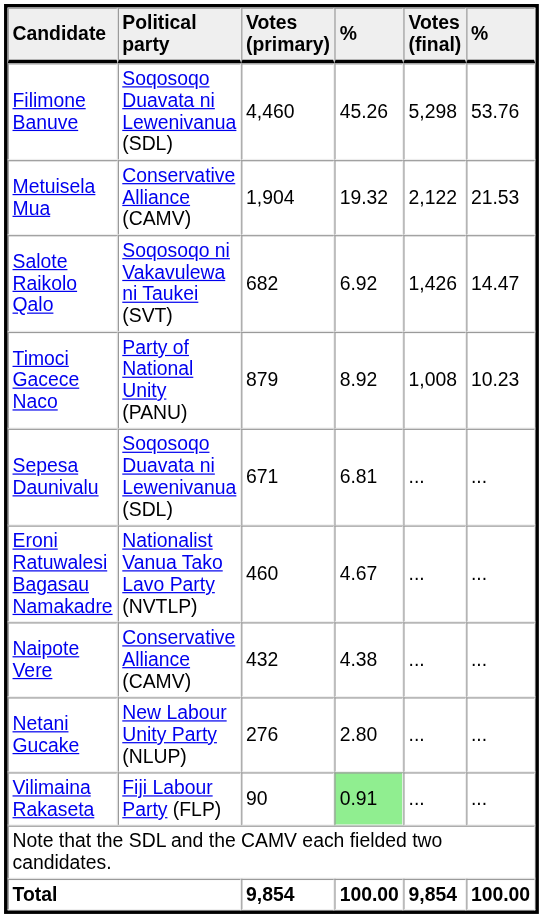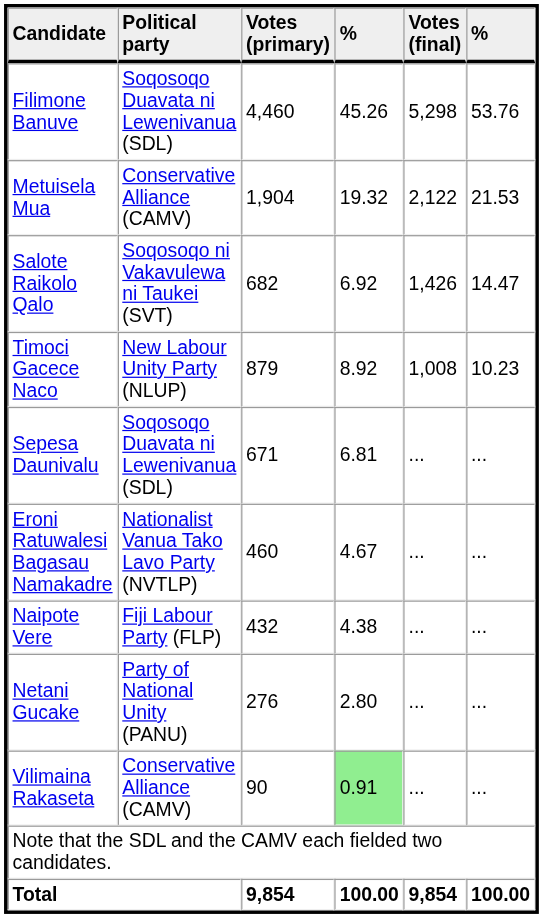(158, 380) Party of National Unity (PANU) -> (174, 369) New Labour Unity Party (NLUP)
(179, 659) Conservative Alliance (CAMV) -> (172, 627) Fiji Labour Party (FLP)
(174, 734) New Labour Unity Party (NLUP) -> (158, 702) Party of National Unity (PANU)
(172, 798) Fiji Labour Party (FLP) -> (179, 787) Conservative Alliance (CAMV)
